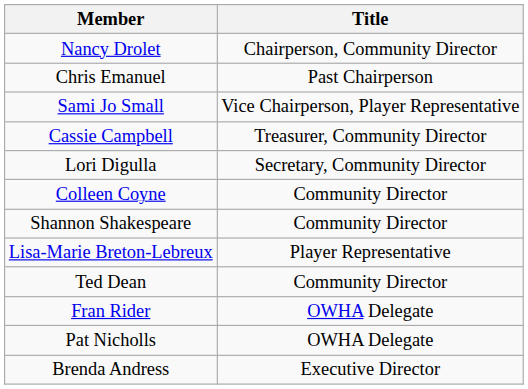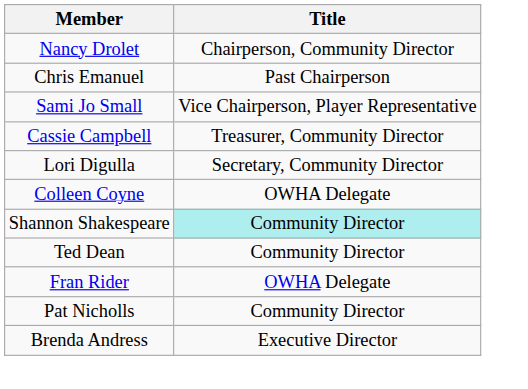(370, 194) Community Director -> (327, 194) OWHA Delegate
(370, 223) no background -> (327, 223) paleturquoise background
- row: (111, 252)
(370, 340) OWHA Delegate -> (327, 310) Community Director
